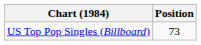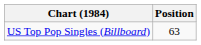(174, 31) 73 -> (174, 31) 63
